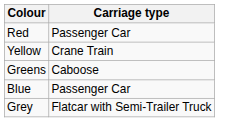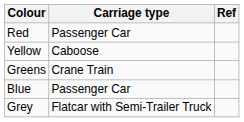+ column: (226, 13)
(82, 51) Crane Train -> (75, 51) Caboose
(75, 70) Caboose -> (82, 70) Crane Train
